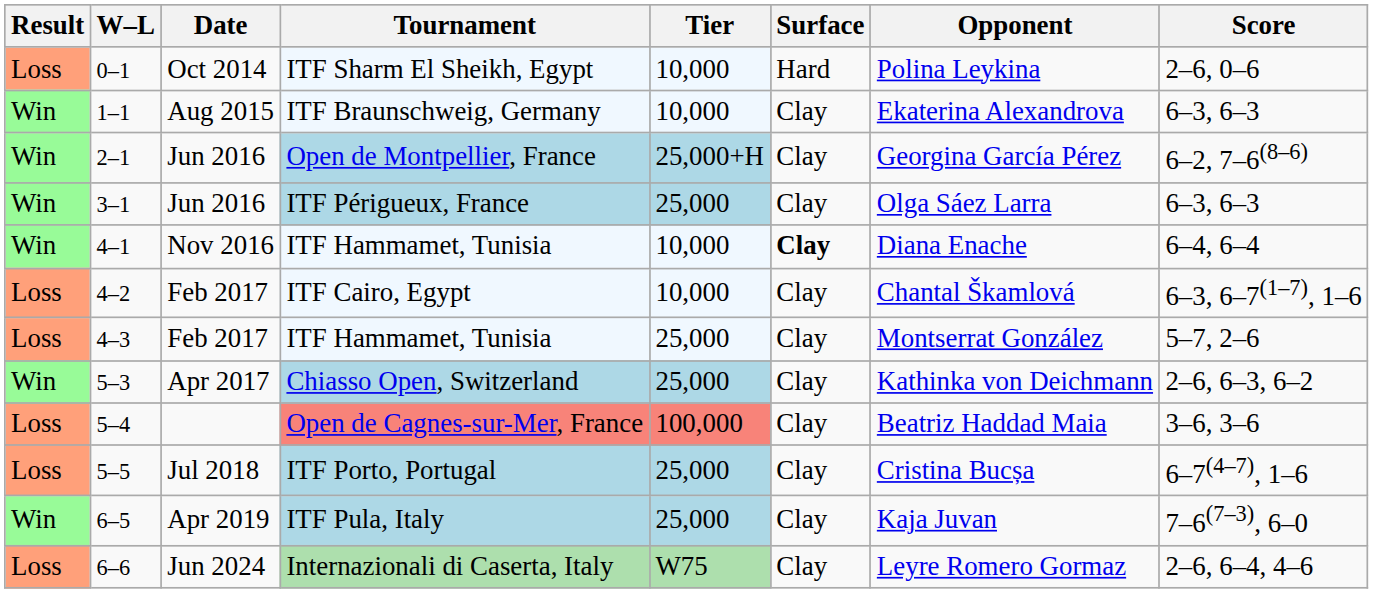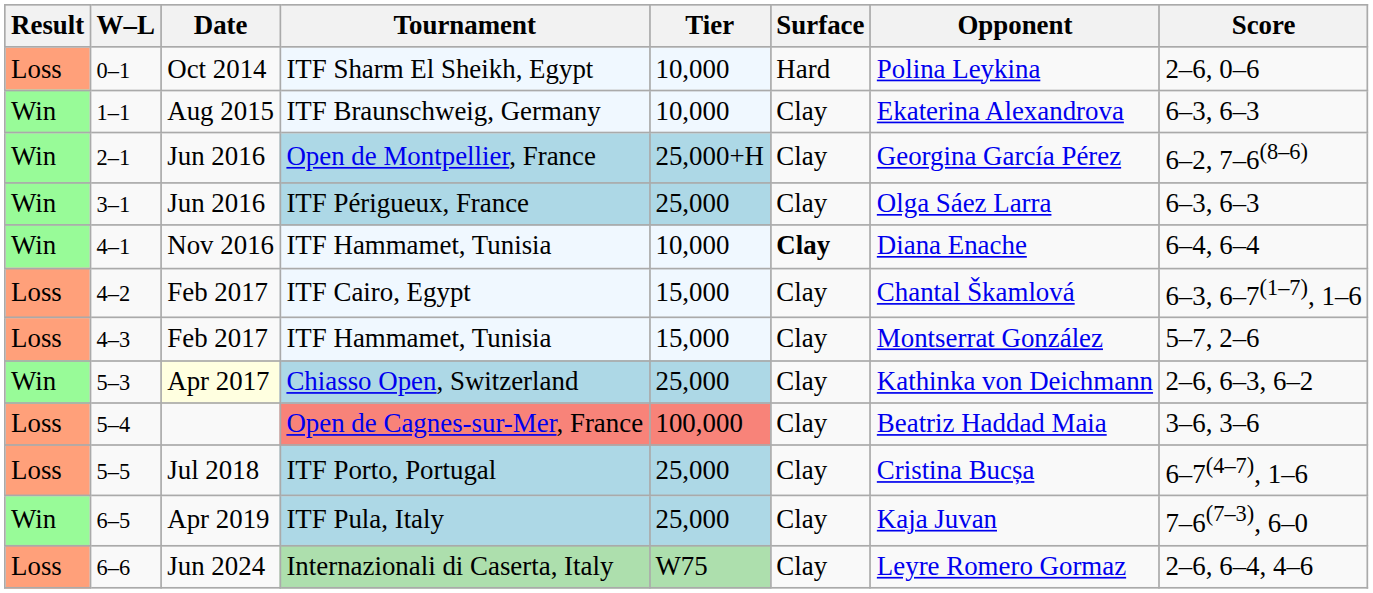(692, 292) 10,000 -> (692, 292) 15,000
(692, 338) 25,000 -> (692, 338) 15,000
(218, 381) no background -> (218, 381) lightyellow background
